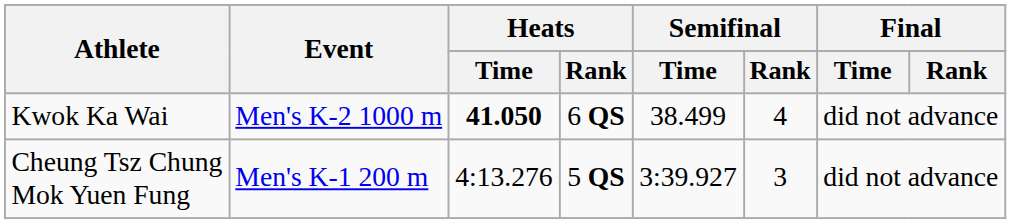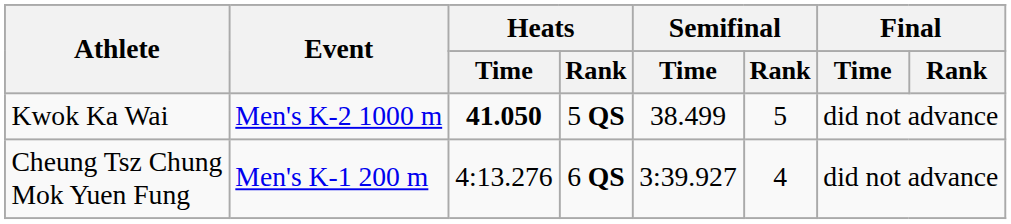(596, 116) 6 QS -> (596, 116) 5 QS
(780, 116) 4 -> (780, 116) 5
(596, 178) 5 QS -> (596, 178) 6 QS
(780, 178) 3 -> (780, 178) 4
